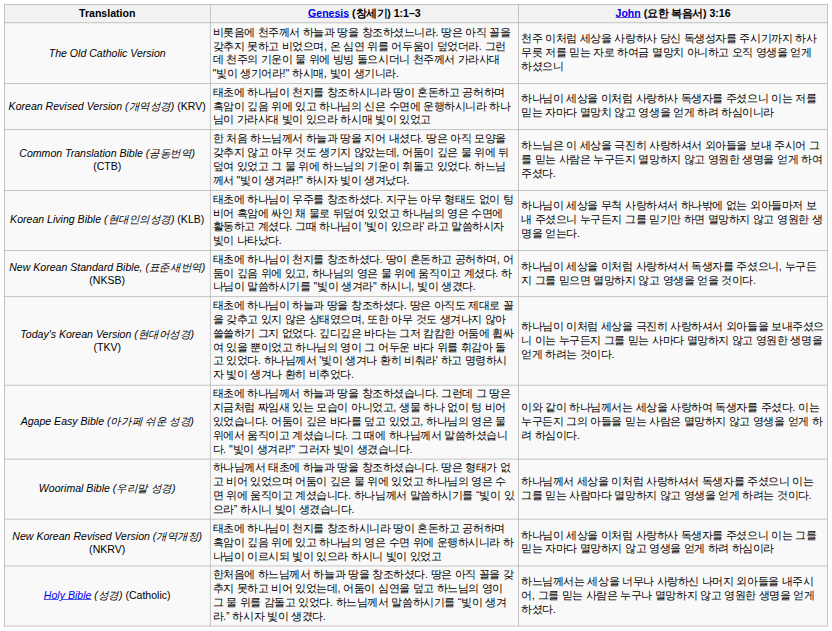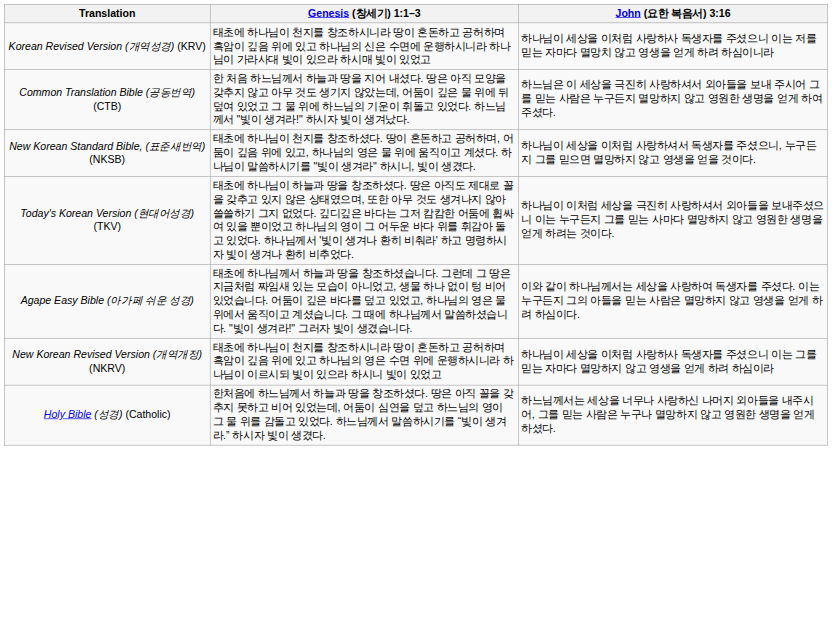- row: (107, 53)
- row: (107, 220)
- row: (107, 489)
